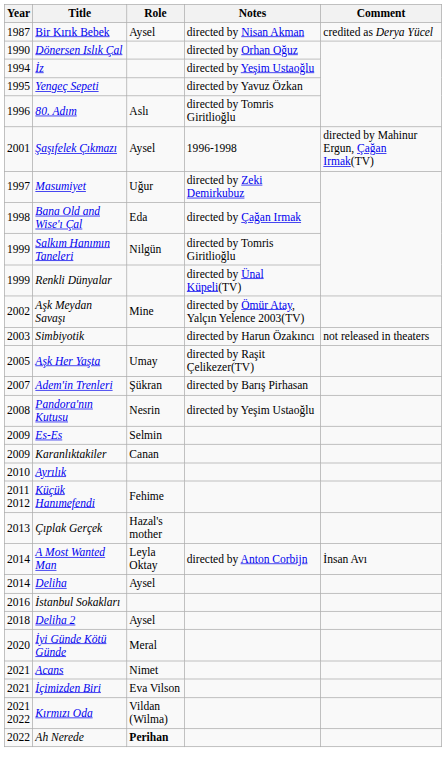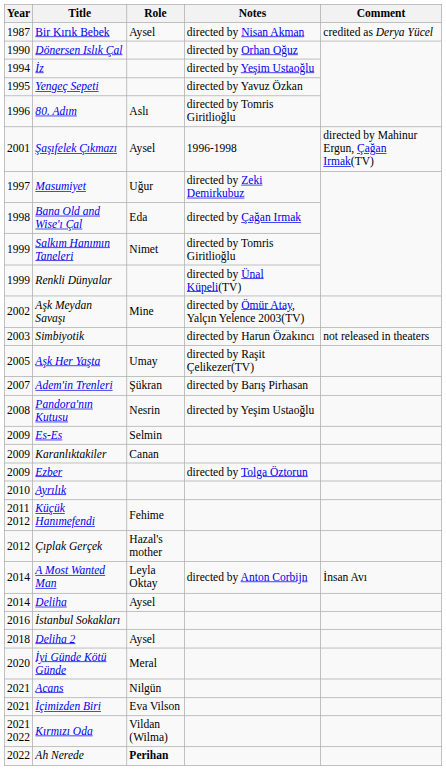(145, 249) Nilgün -> (144, 249) Nimet
+ row: (49, 472)
(19, 528) 2013 -> (19, 546) 2012
(144, 670) Nimet -> (145, 688) Nilgün
